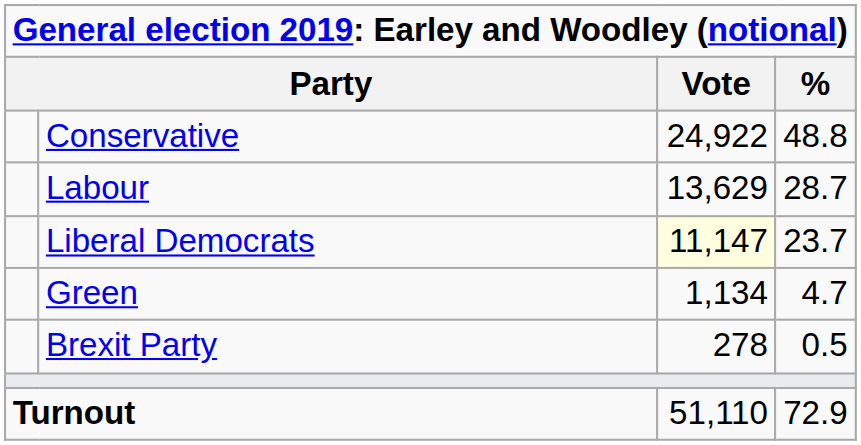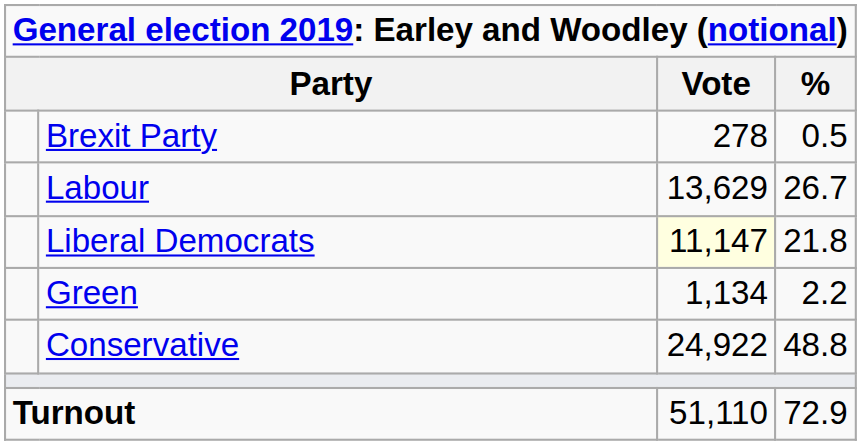rows swapped: (143, 135) <-> (131, 345)
(815, 188) 28.7 -> (815, 188) 26.7
(815, 240) 23.7 -> (815, 240) 21.8
(825, 293) 4.7 -> (825, 293) 2.2
